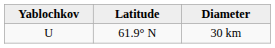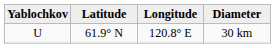+ column: (170, 14)
